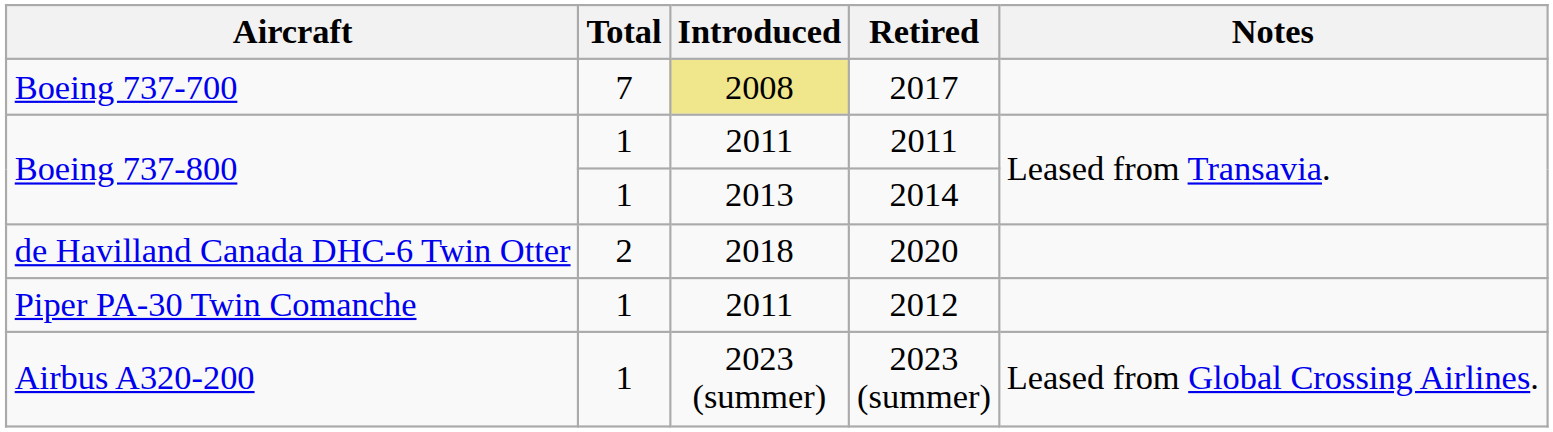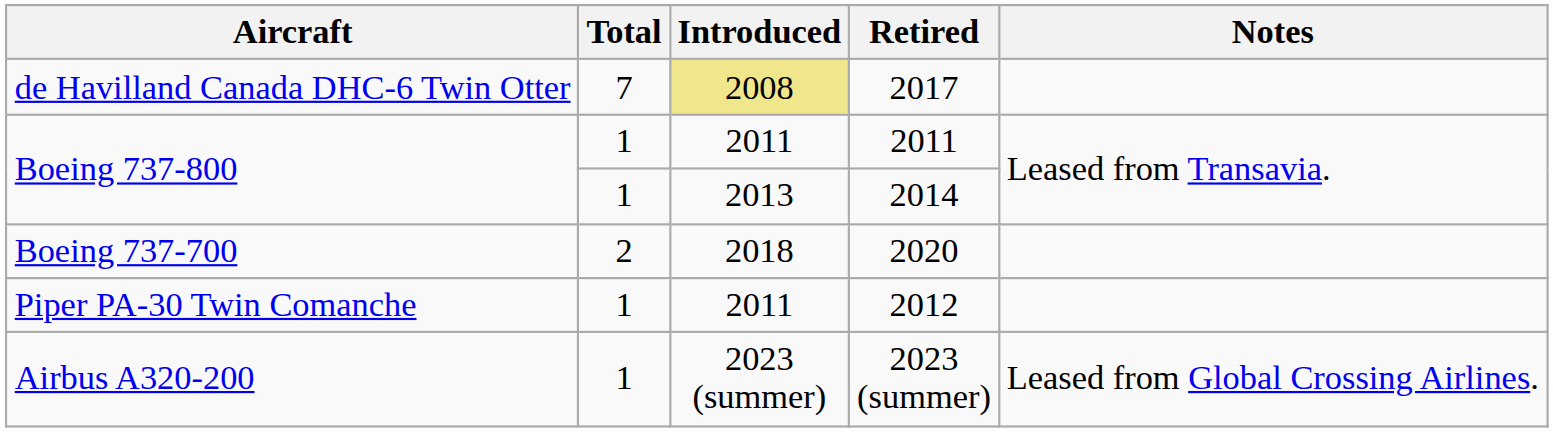(126, 86) Boeing 737-700 -> (293, 86) de Havilland Canada DHC-6 Twin Otter
(293, 250) de Havilland Canada DHC-6 Twin Otter -> (126, 250) Boeing 737-700
